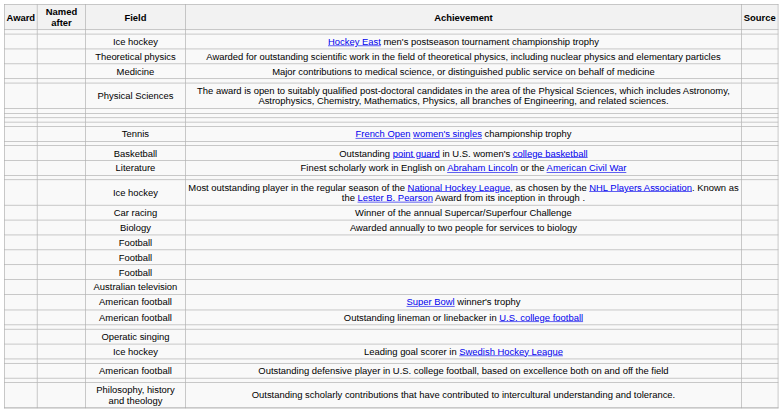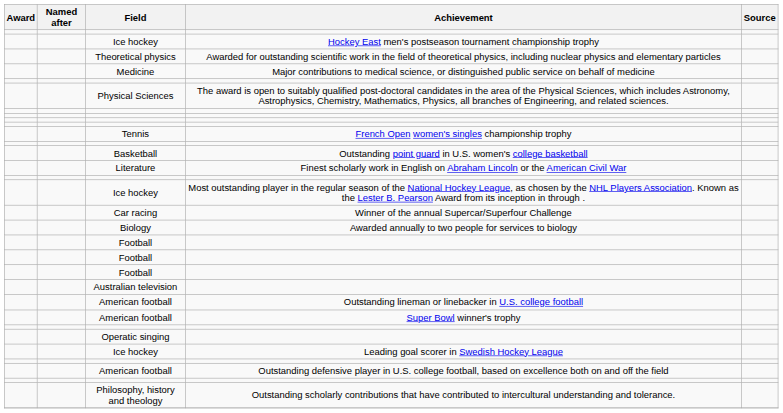rows swapped: (135, 317) <-> (135, 302)
